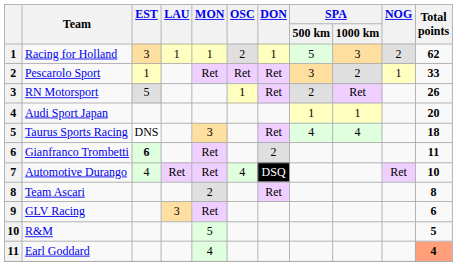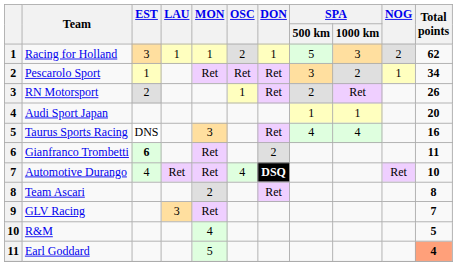(434, 73) 33 -> (434, 73) 34
(147, 92) 5 -> (147, 92) 2
(434, 132) 18 -> (434, 132) 16
(274, 171) normal -> (274, 171) bold
(434, 211) 6 -> (434, 211) 7
(210, 231) 5 -> (210, 231) 4
(210, 250) 4 -> (210, 250) 5
